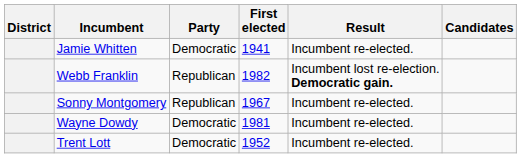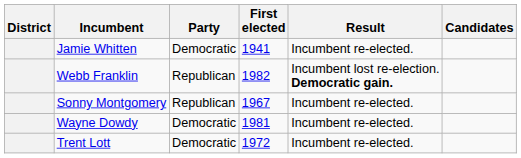(256, 143) 1952 -> (256, 143) 1972
